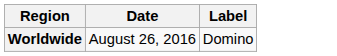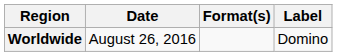+ column: (237, 16)
